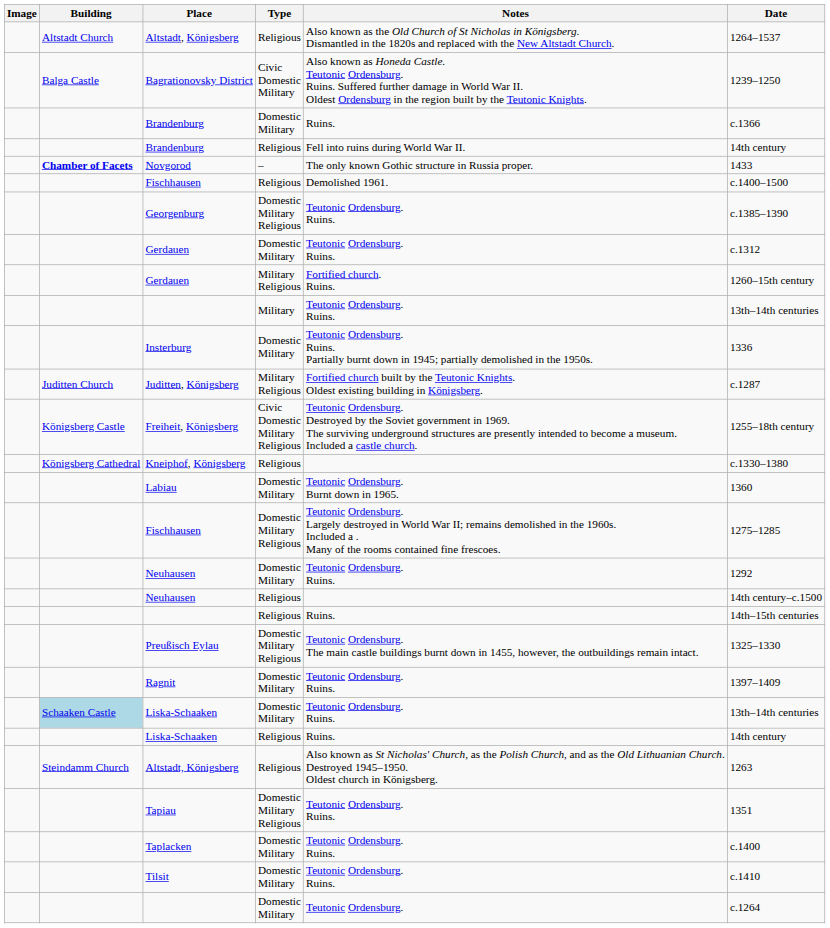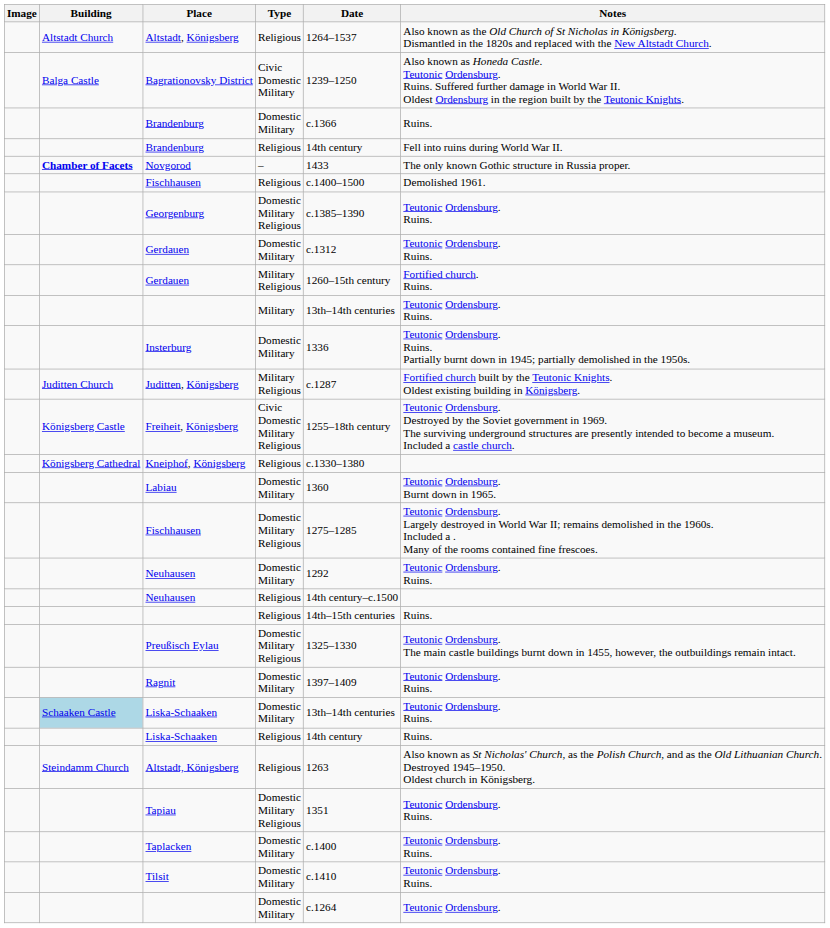columns swapped: (776, 13) <-> (515, 13)
